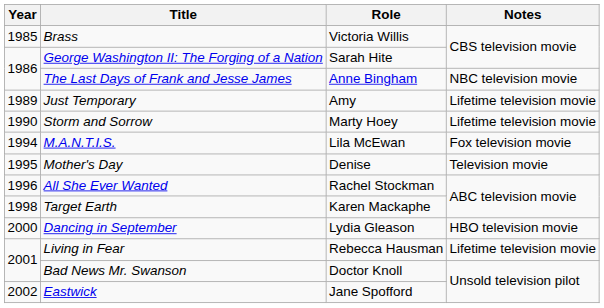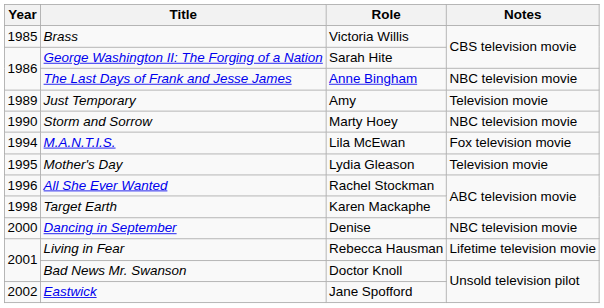(523, 100) Lifetime television movie -> (499, 100) Television movie
(523, 121) Lifetime television movie -> (513, 121) NBC television movie
(350, 164) Denise -> (372, 164) Lydia Gleason
(372, 228) Lydia Gleason -> (350, 228) Denise
(514, 228) HBO television movie -> (513, 228) NBC television movie
